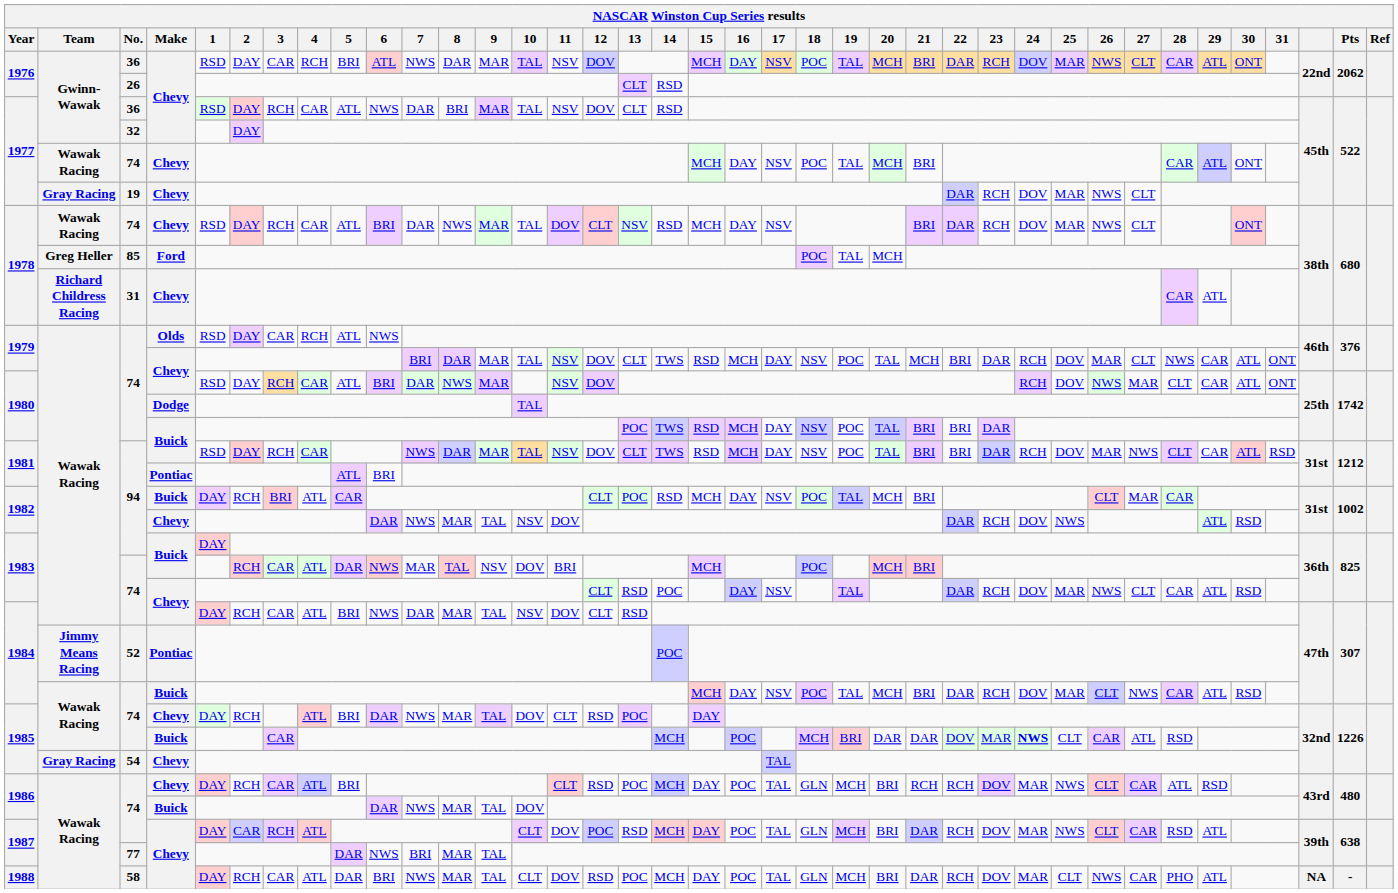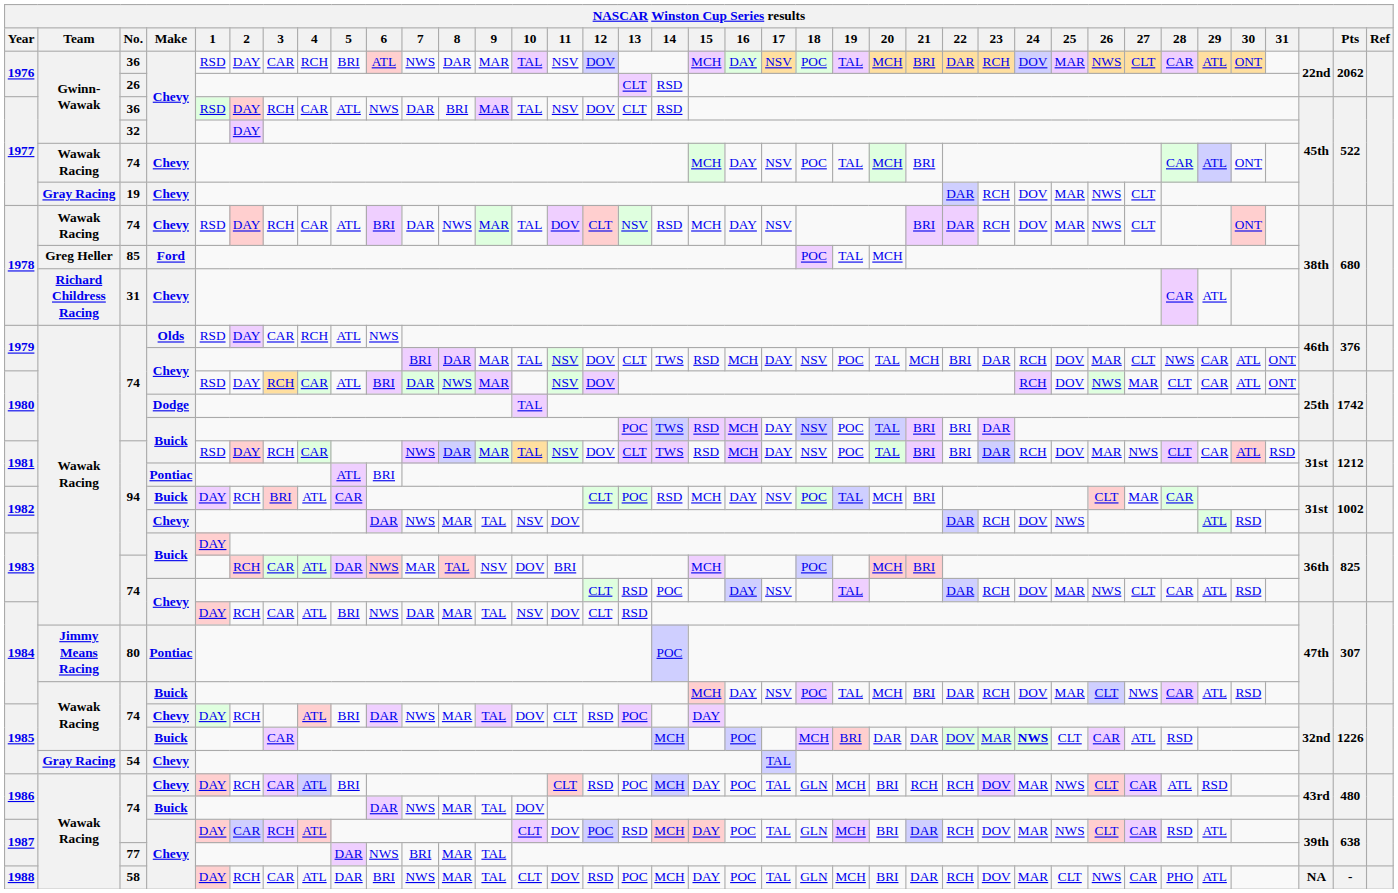(133, 652) 52 -> (133, 652) 80
